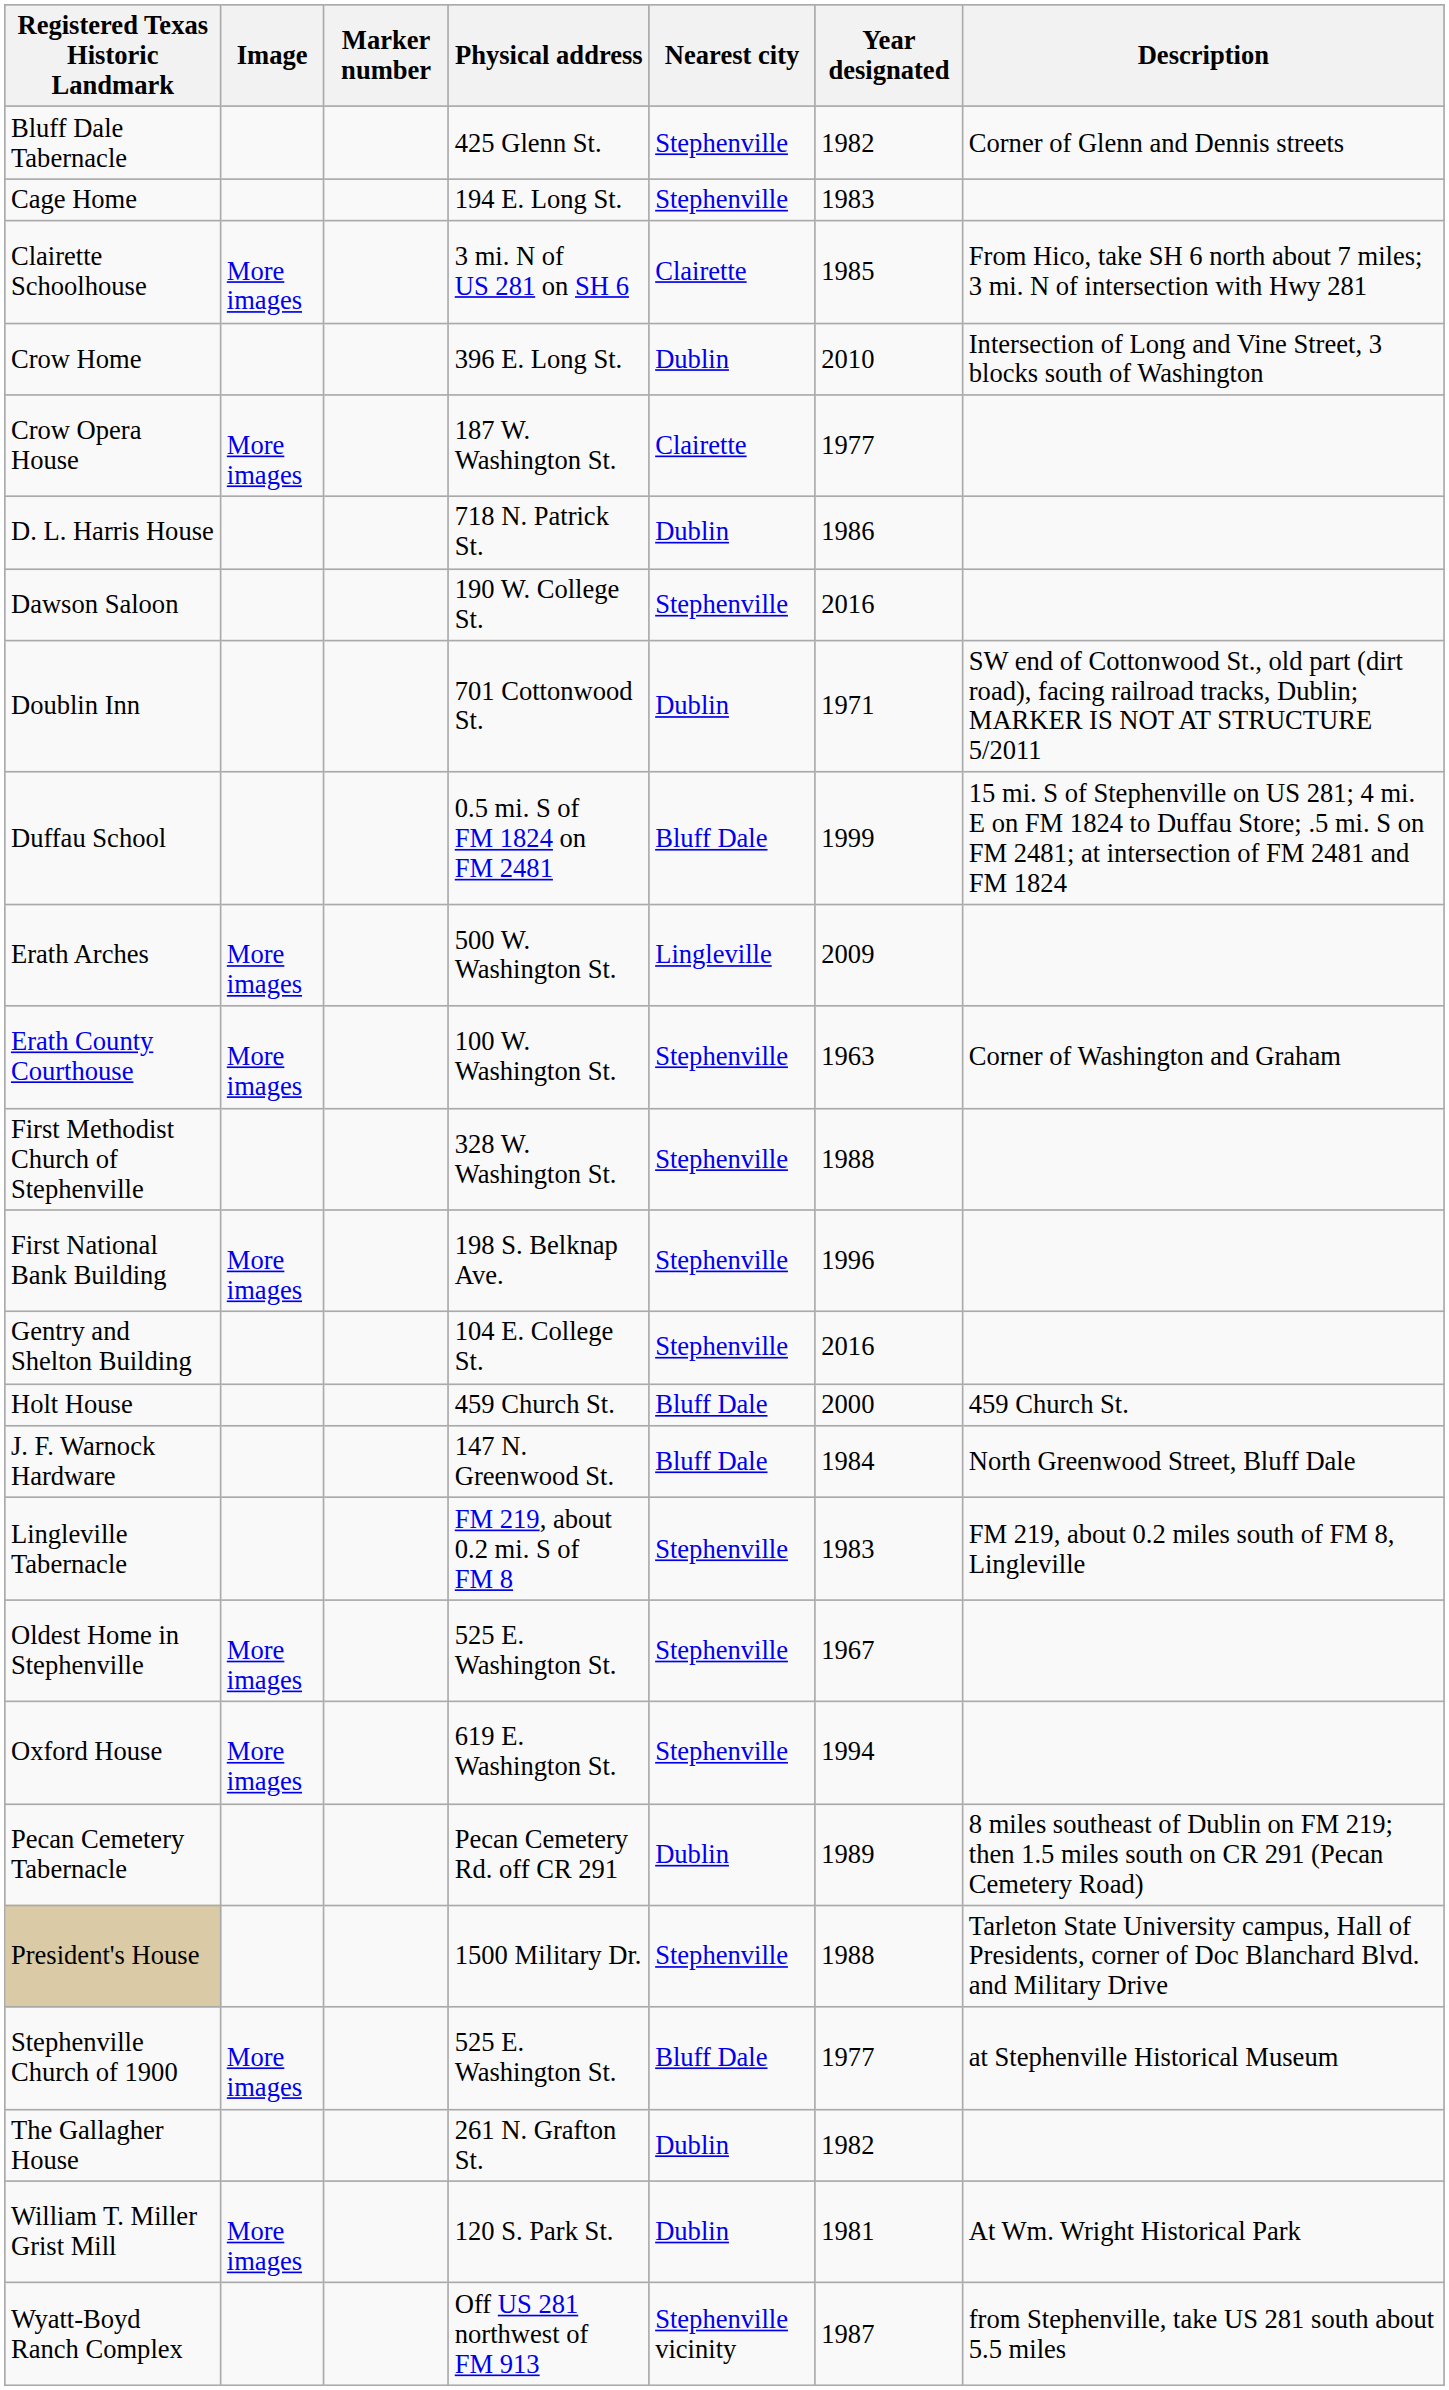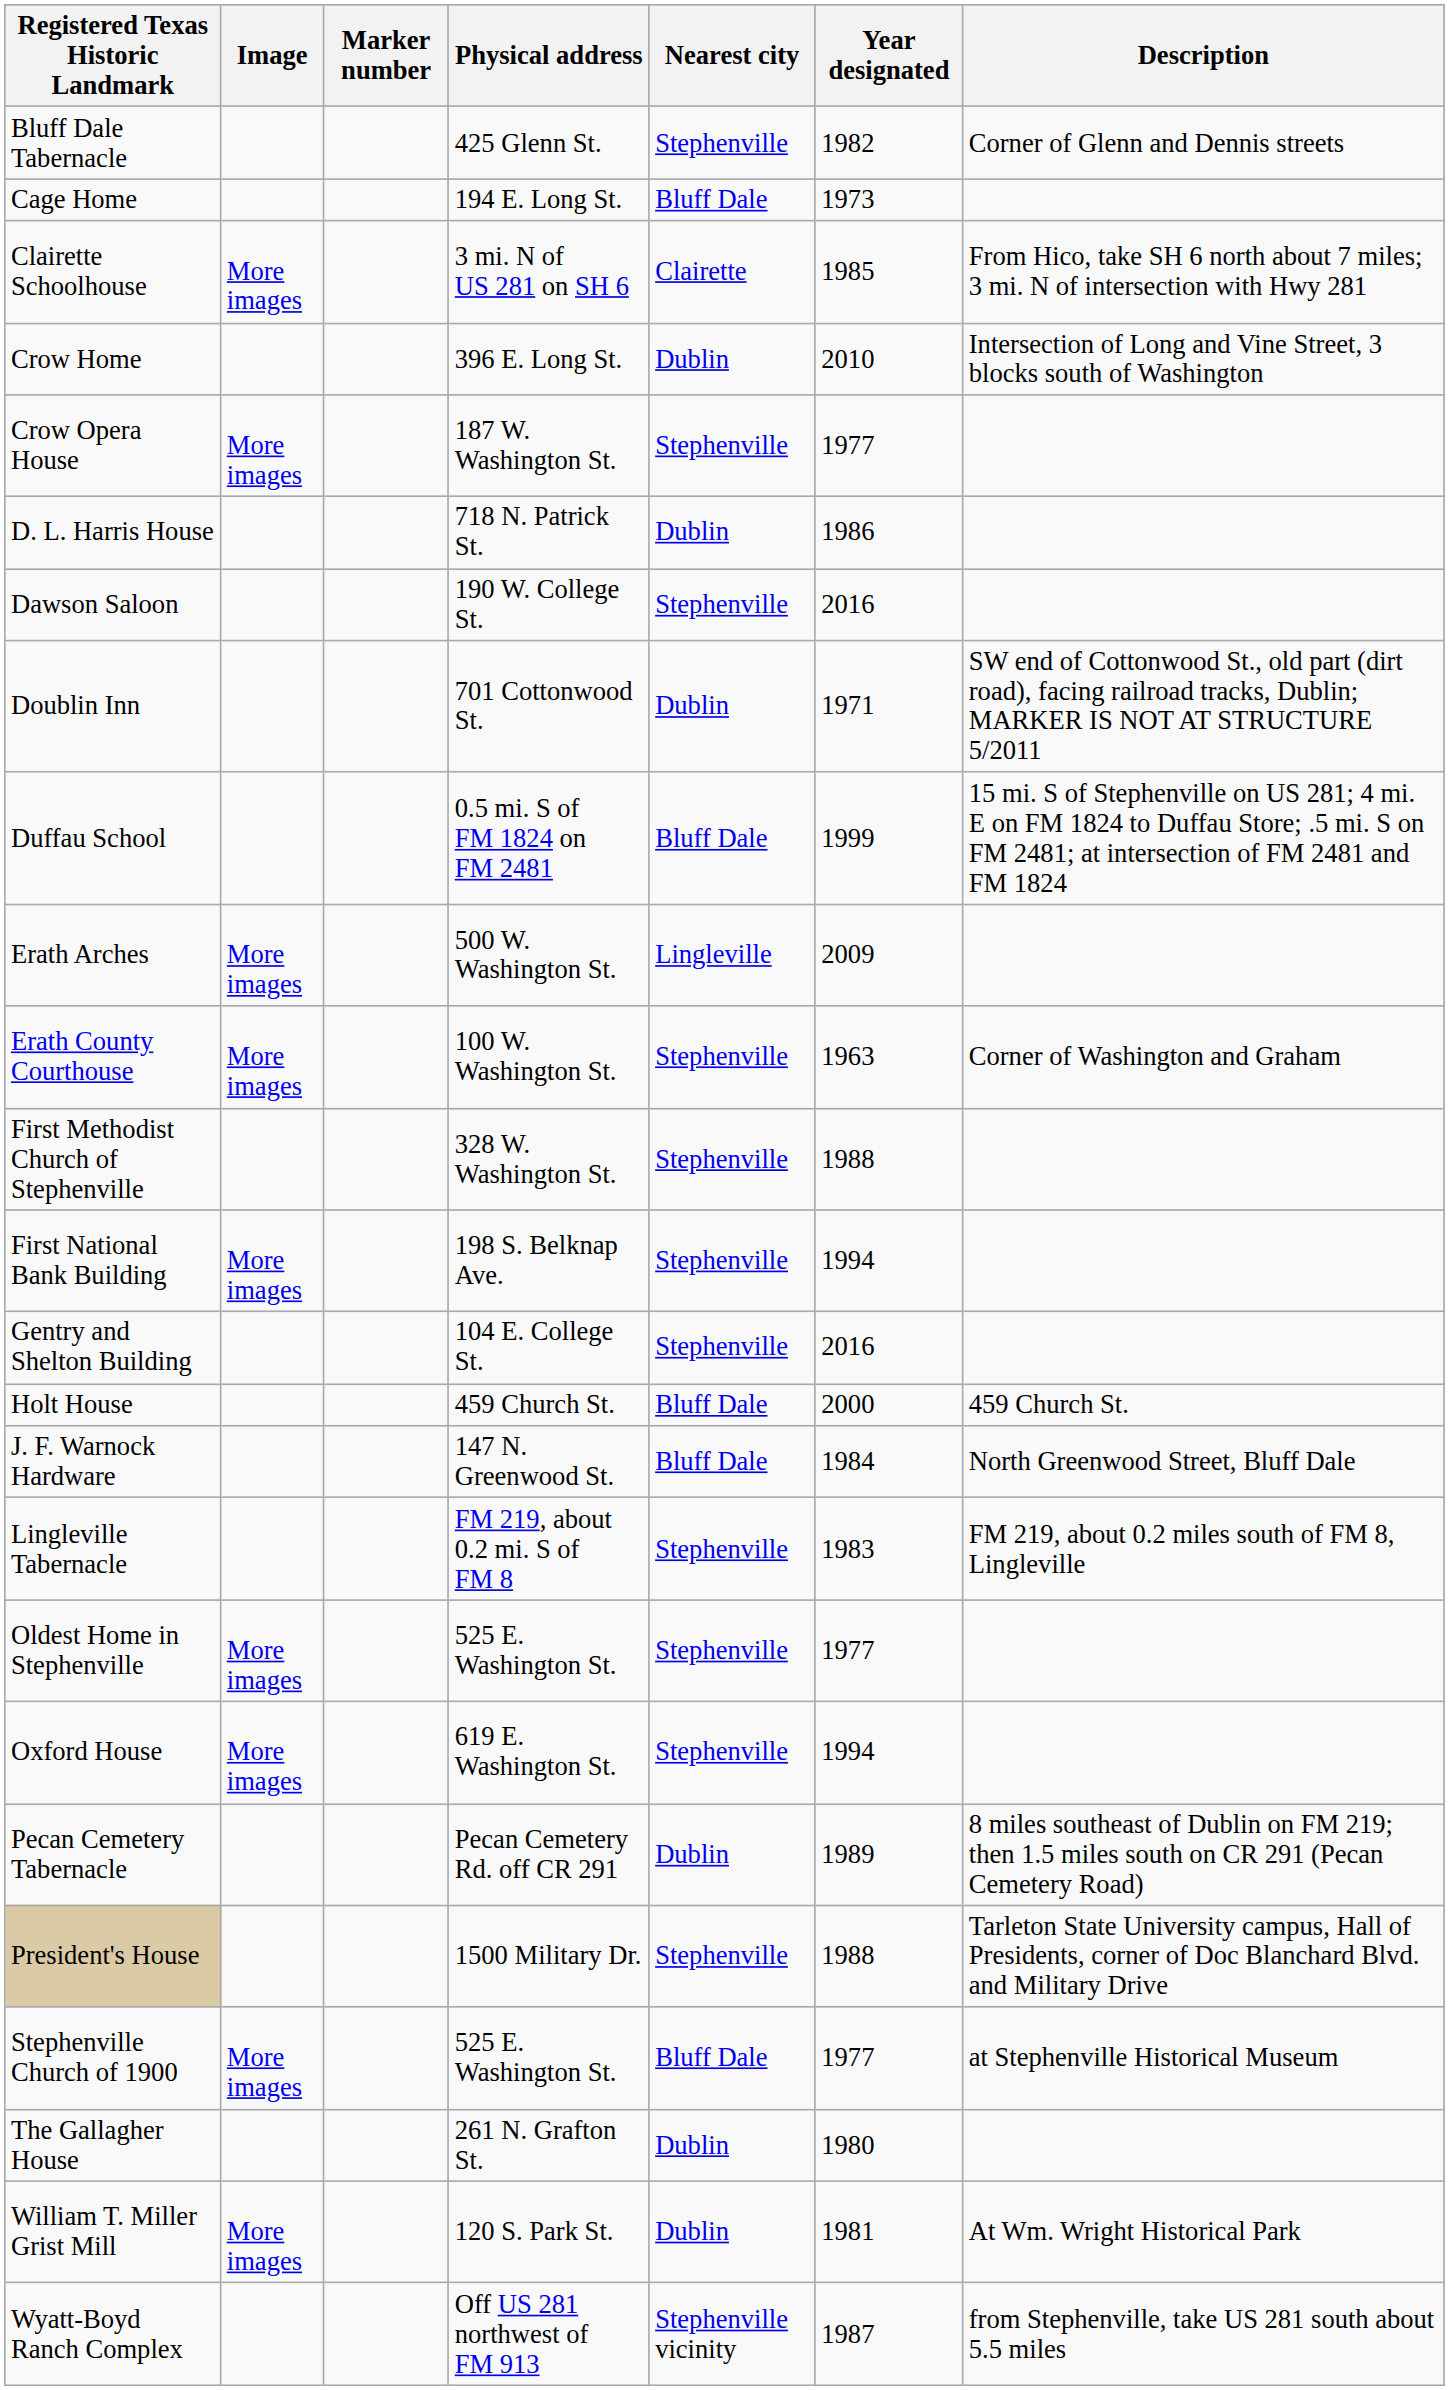(722, 199) Stephenville -> (711, 199) Bluff Dale
(848, 199) 1983 -> (848, 199) 1973
(701, 445) Clairette -> (722, 445) Stephenville
(848, 1260) 1996 -> (848, 1260) 1994
(848, 1650) 1967 -> (848, 1650) 1977
(848, 2144) 1982 -> (848, 2144) 1980
